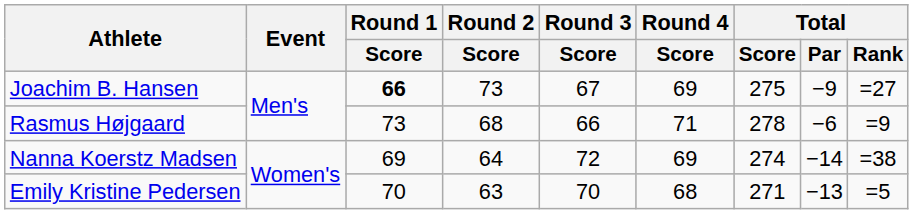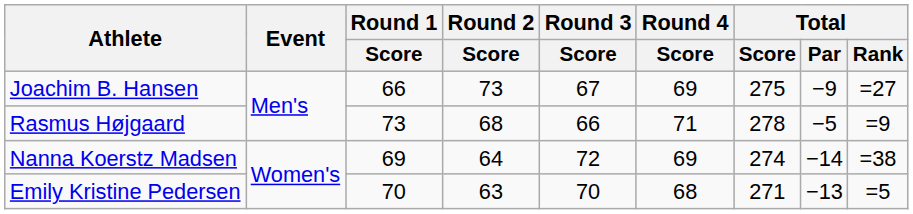(394, 89) bold -> (394, 89) normal
(824, 123) −6 -> (824, 123) −5
